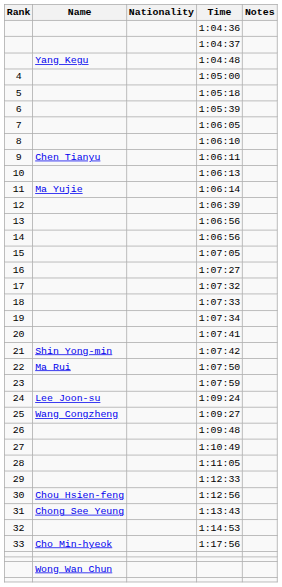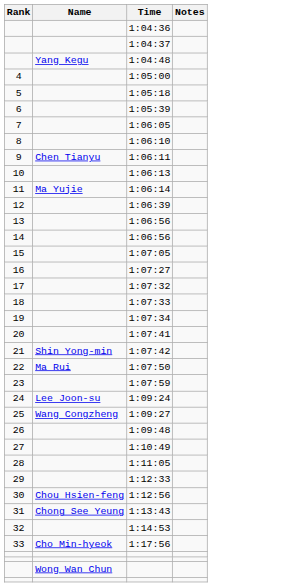- column: (161, 12)
